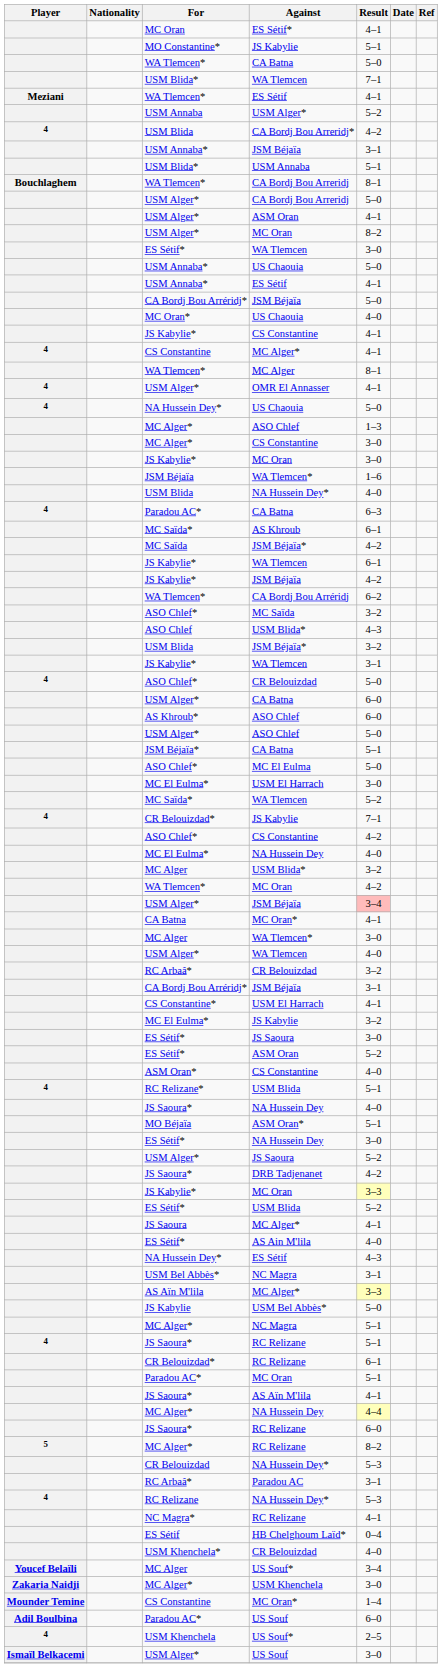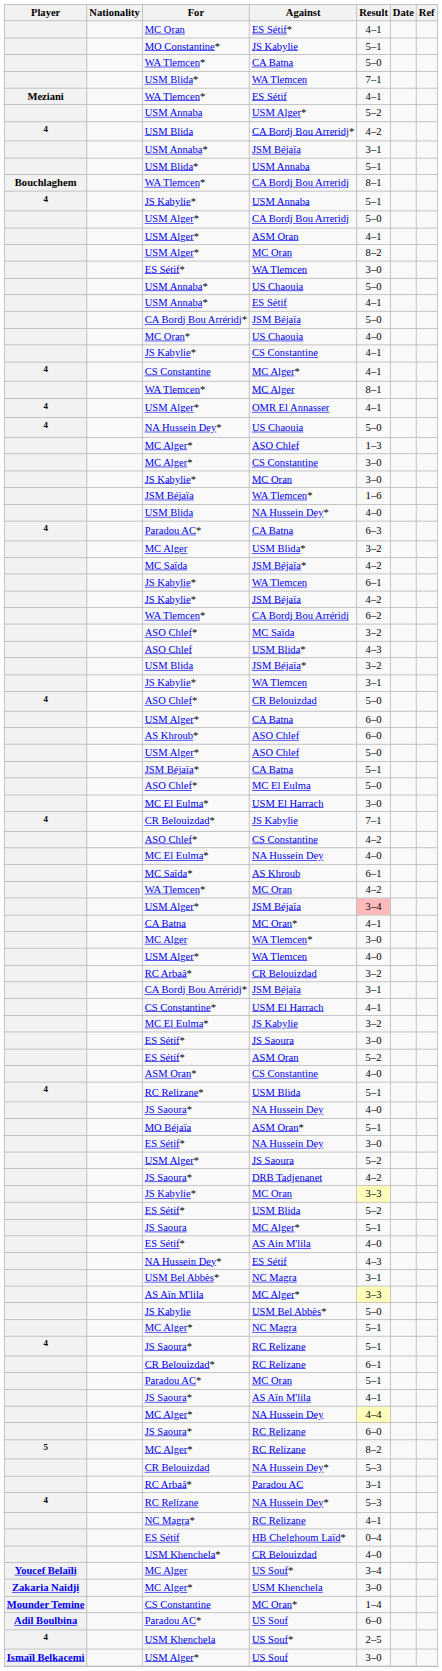+ row: (170, 201)
rows swapped: (166, 870) <-> (169, 529)
- row: (169, 800)
(374, 1224) 4–1 -> (374, 1227) 5–1
